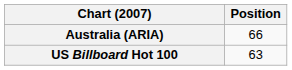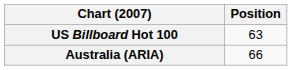rows swapped: (115, 34) <-> (115, 55)
